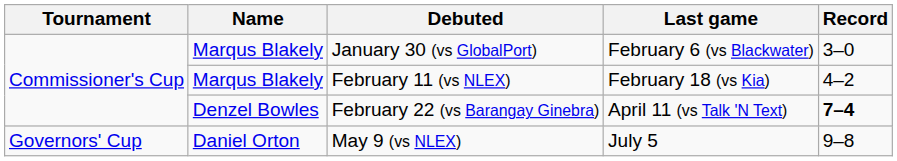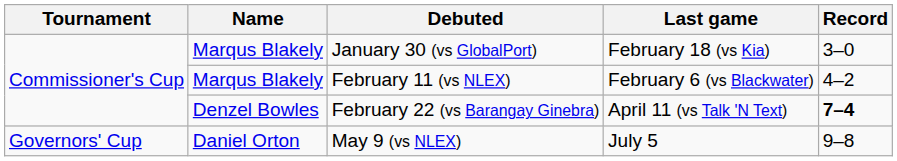(711, 49) February 6 (vs Blackwater) -> (689, 49) February 18 (vs Kia)
(689, 79) February 18 (vs Kia) -> (711, 79) February 6 (vs Blackwater)
